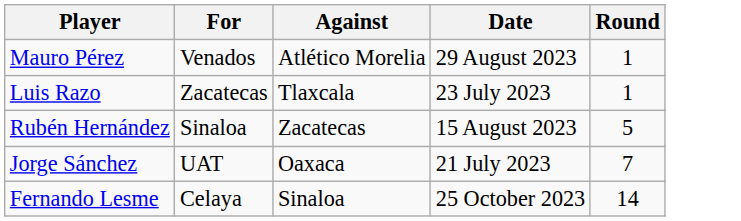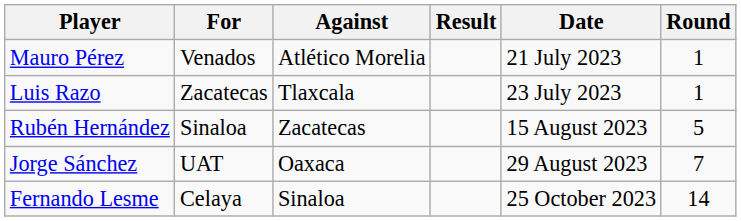+ column: (466, 22)
(506, 57) 29 August 2023 -> (564, 57) 21 July 2023
(493, 163) 21 July 2023 -> (577, 163) 29 August 2023
